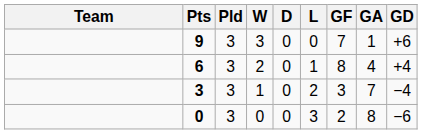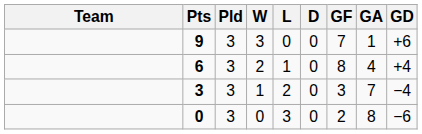columns swapped: (287, 16) <-> (314, 16)
